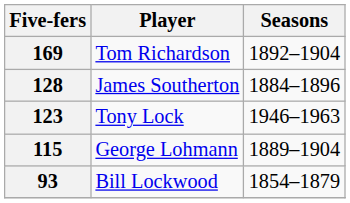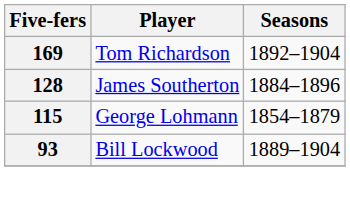- row: (48, 117)
(294, 149) 1889–1904 -> (294, 117) 1854–1879
(294, 181) 1854–1879 -> (294, 149) 1889–1904
